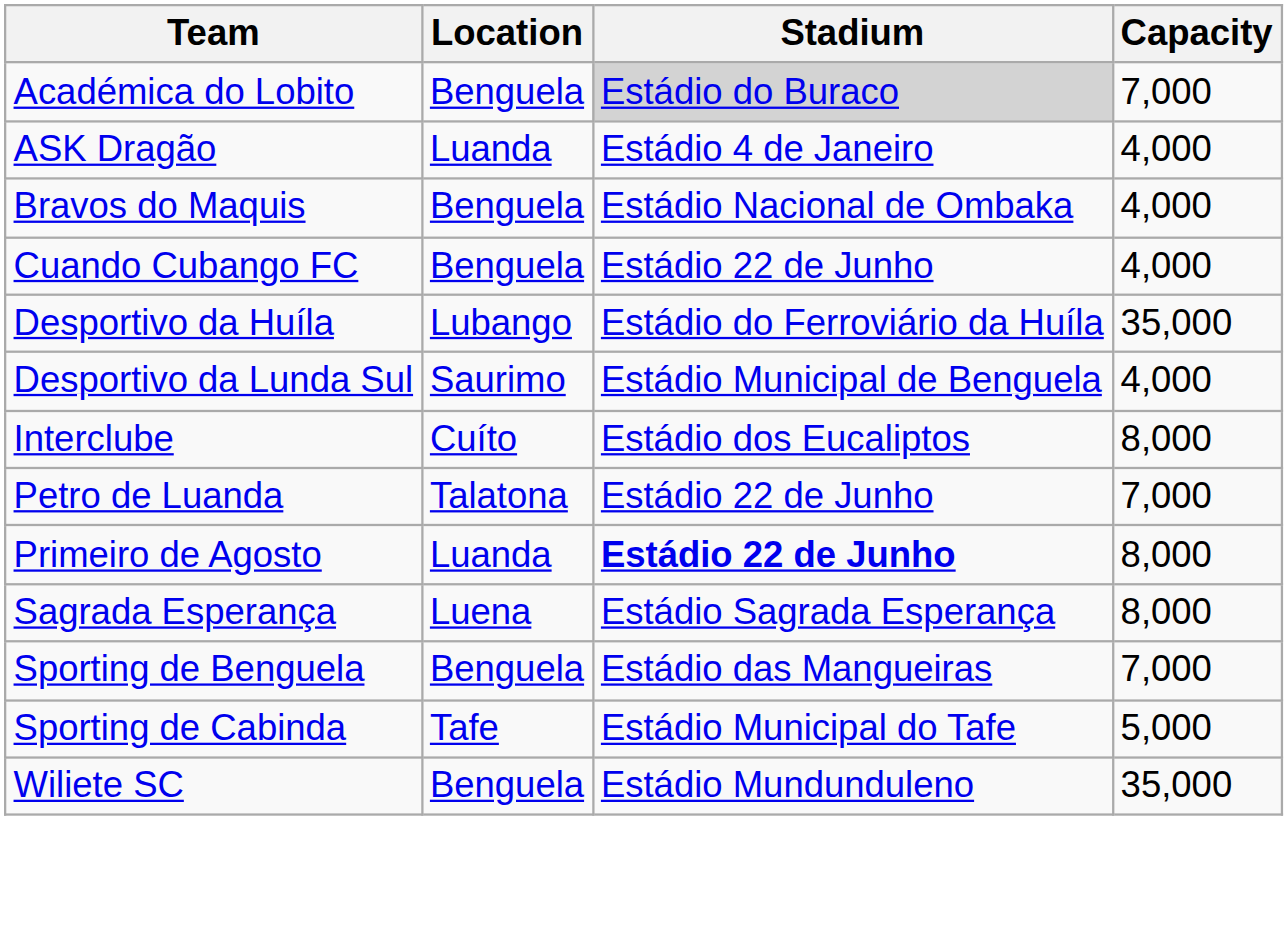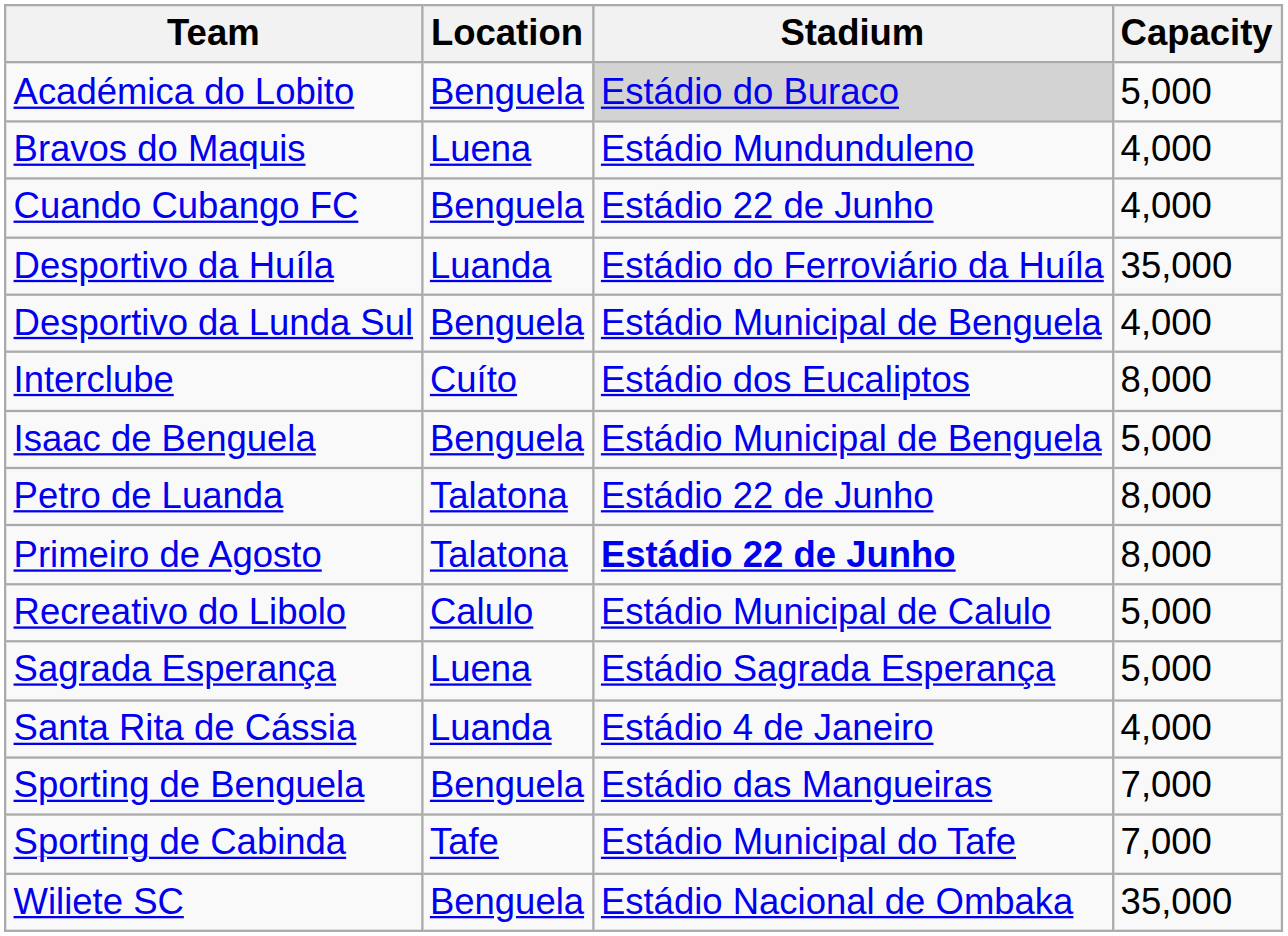(1166, 91) 7,000 -> (1166, 91) 5,000
- row: (115, 149)
(507, 206) Benguela -> (481, 149) Luena
(837, 206) Estádio Nacional de Ombaka -> (788, 149) Estádio Mundunduleno
(501, 322) Lubango -> (491, 264) Luanda
(498, 380) Saurimo -> (507, 322) Benguela
+ row: (165, 438)
(1166, 496) 7,000 -> (1166, 496) 8,000
(491, 554) Luanda -> (499, 554) Talatona
+ row: (180, 611)
(1166, 611) 8,000 -> (1166, 669) 5,000
+ row: (185, 727)
(1166, 727) 5,000 -> (1166, 843) 7,000
(788, 785) Estádio Mundunduleno -> (837, 901) Estádio Nacional de Ombaka
